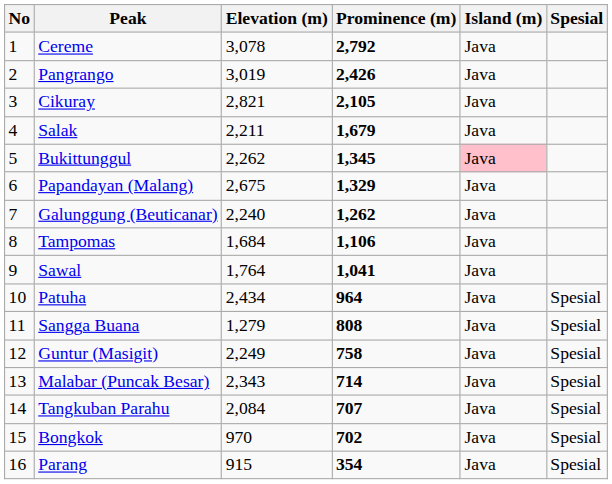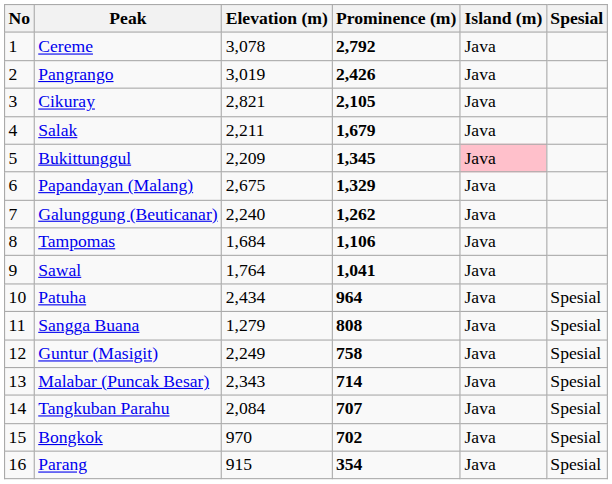(246, 158) 2,262 -> (246, 158) 2,209
